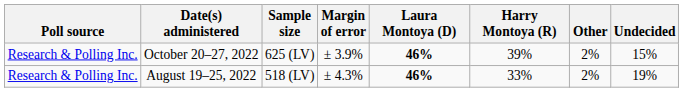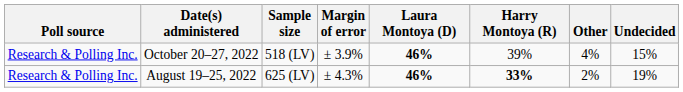(290, 54) 625 (LV) -> (290, 54) 518 (LV)
(590, 54) 2% -> (590, 54) 4%
(290, 76) 518 (LV) -> (290, 76) 625 (LV)
(520, 76) normal -> (520, 76) bold
